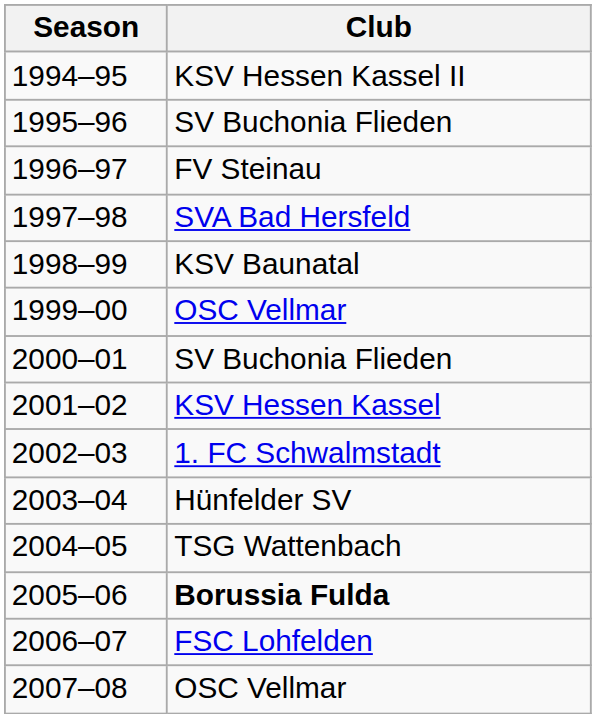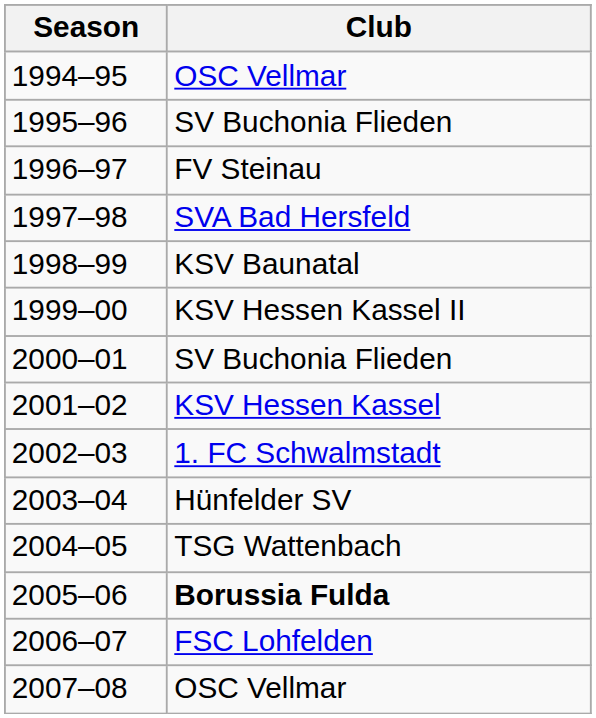(320, 75) KSV Hessen Kassel II -> (260, 75) OSC Vellmar
(260, 311) OSC Vellmar -> (320, 311) KSV Hessen Kassel II
